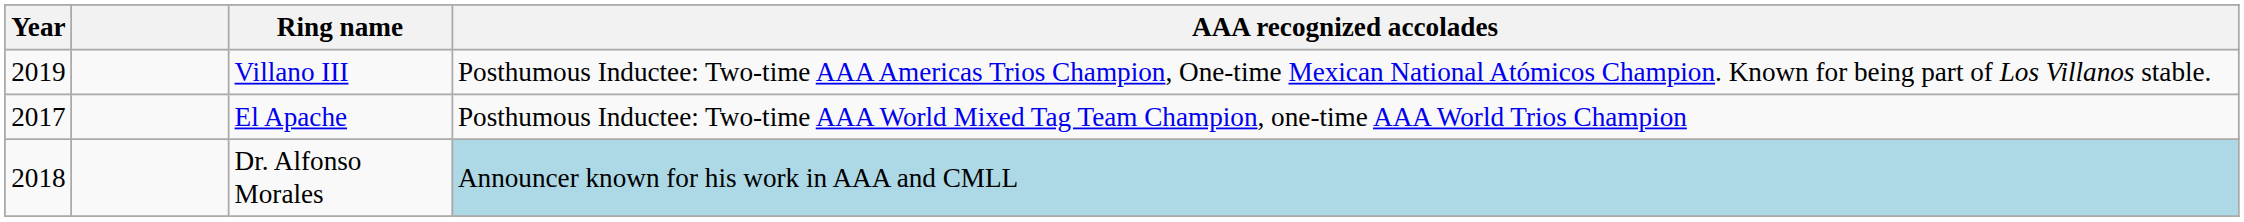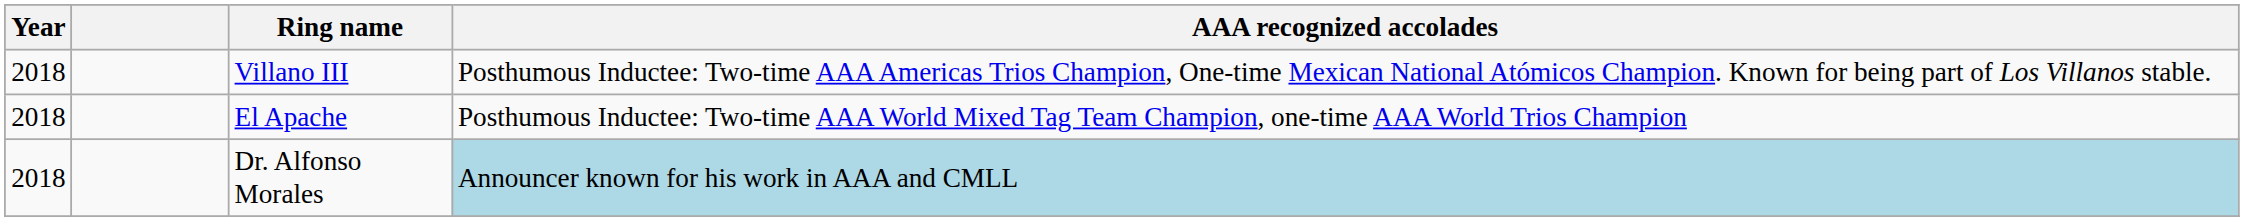(38, 71) 2019 -> (38, 71) 2018
(38, 116) 2017 -> (38, 116) 2018
